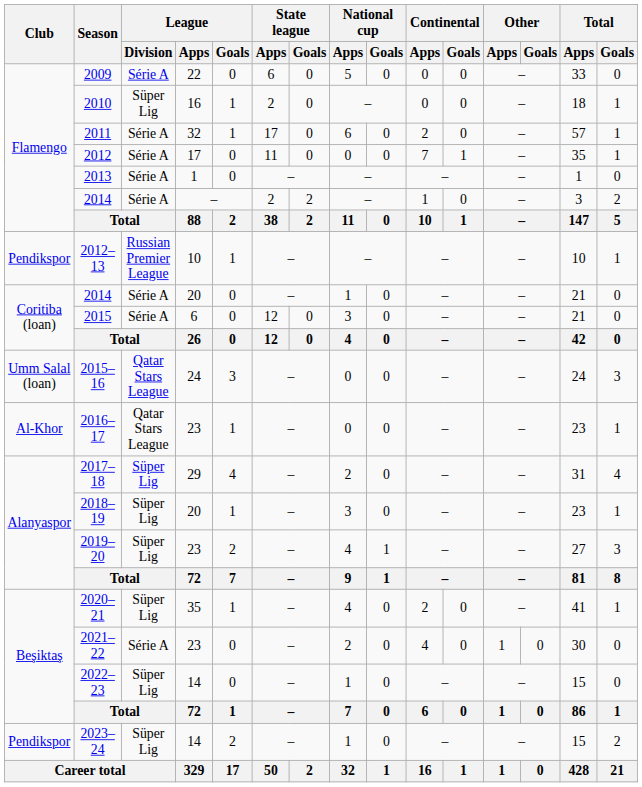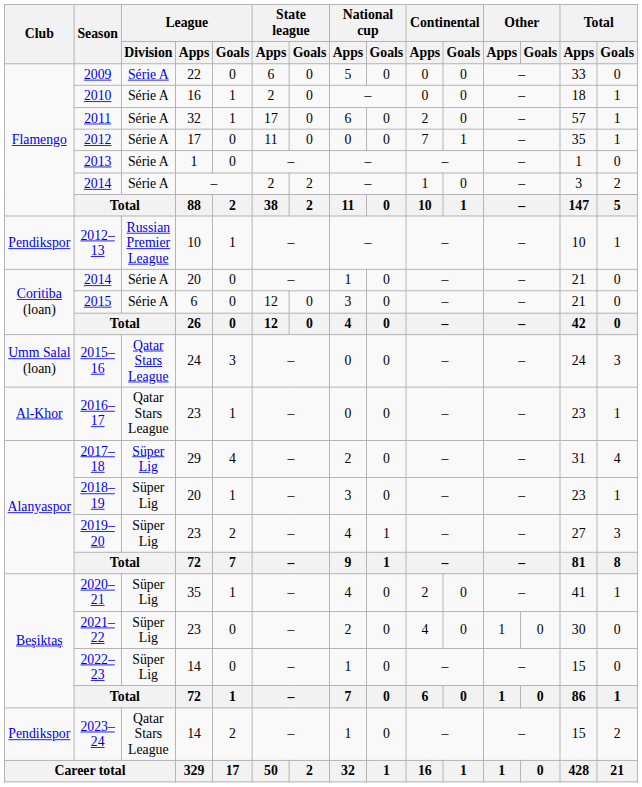(148, 104) Süper Lig -> (148, 96) Série A
(148, 645) Série A -> (148, 629) Süper Lig
(148, 741) Süper Lig -> (148, 734) Qatar Stars League
